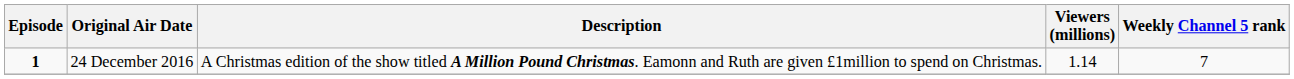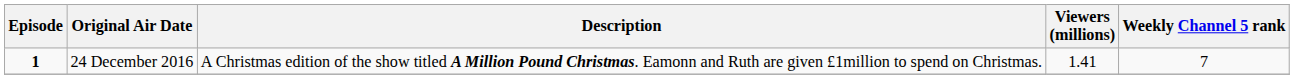(1082, 61) 1.14 -> (1082, 61) 1.41
